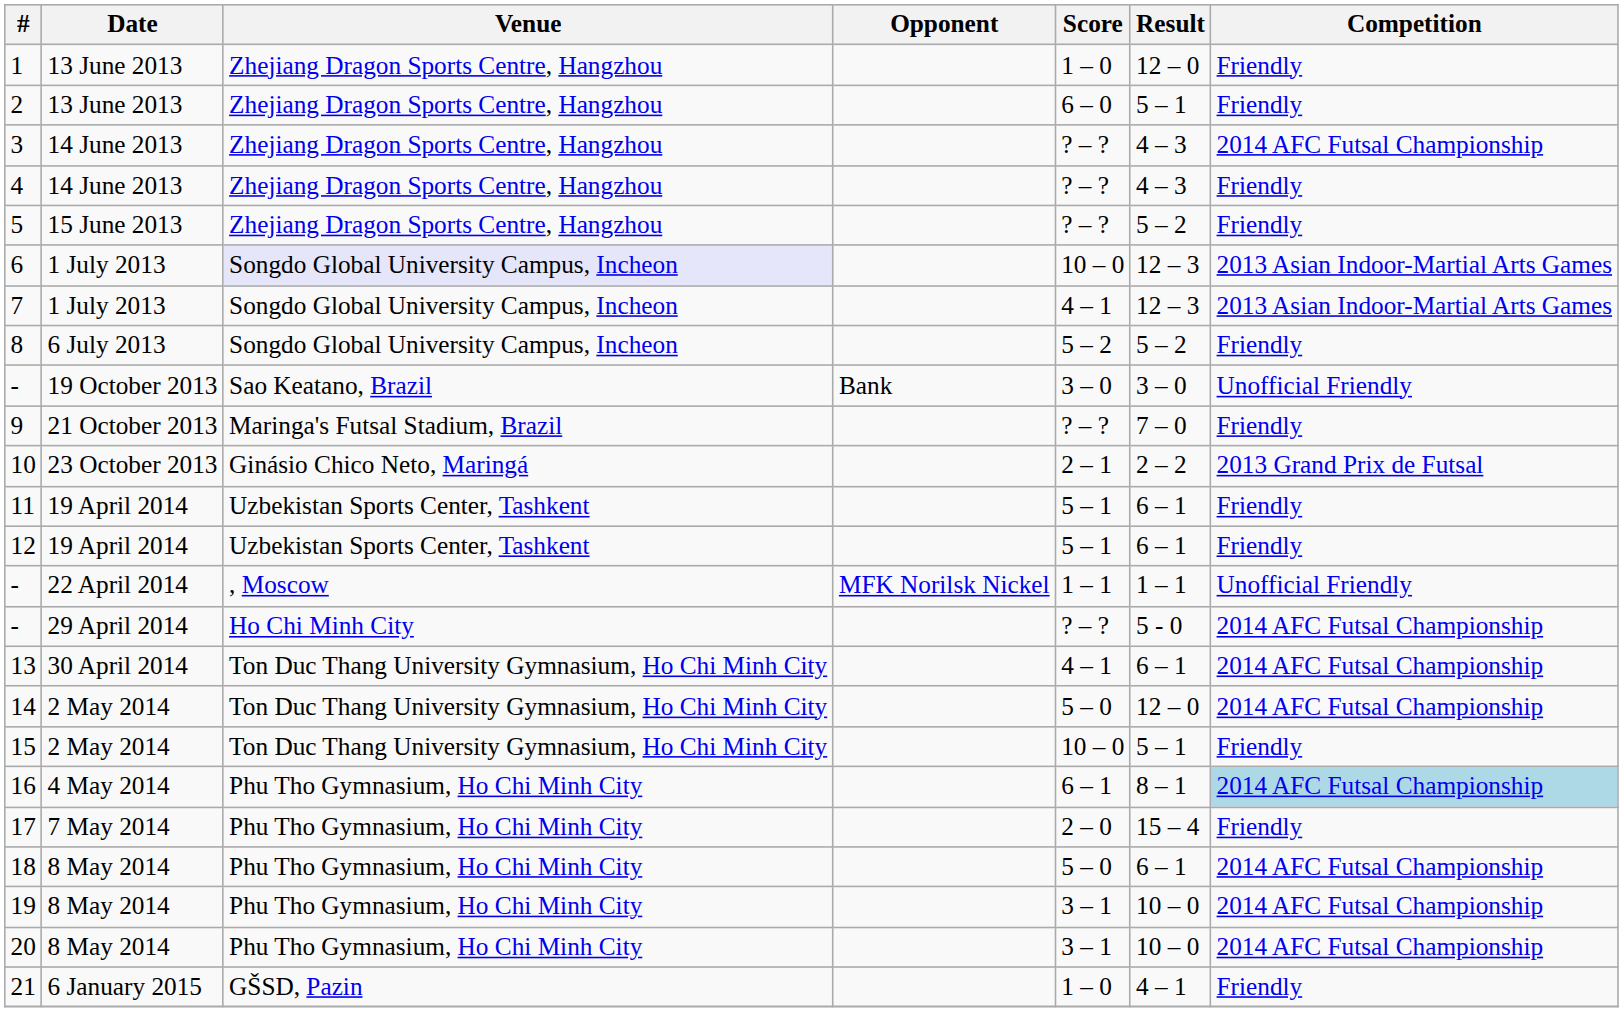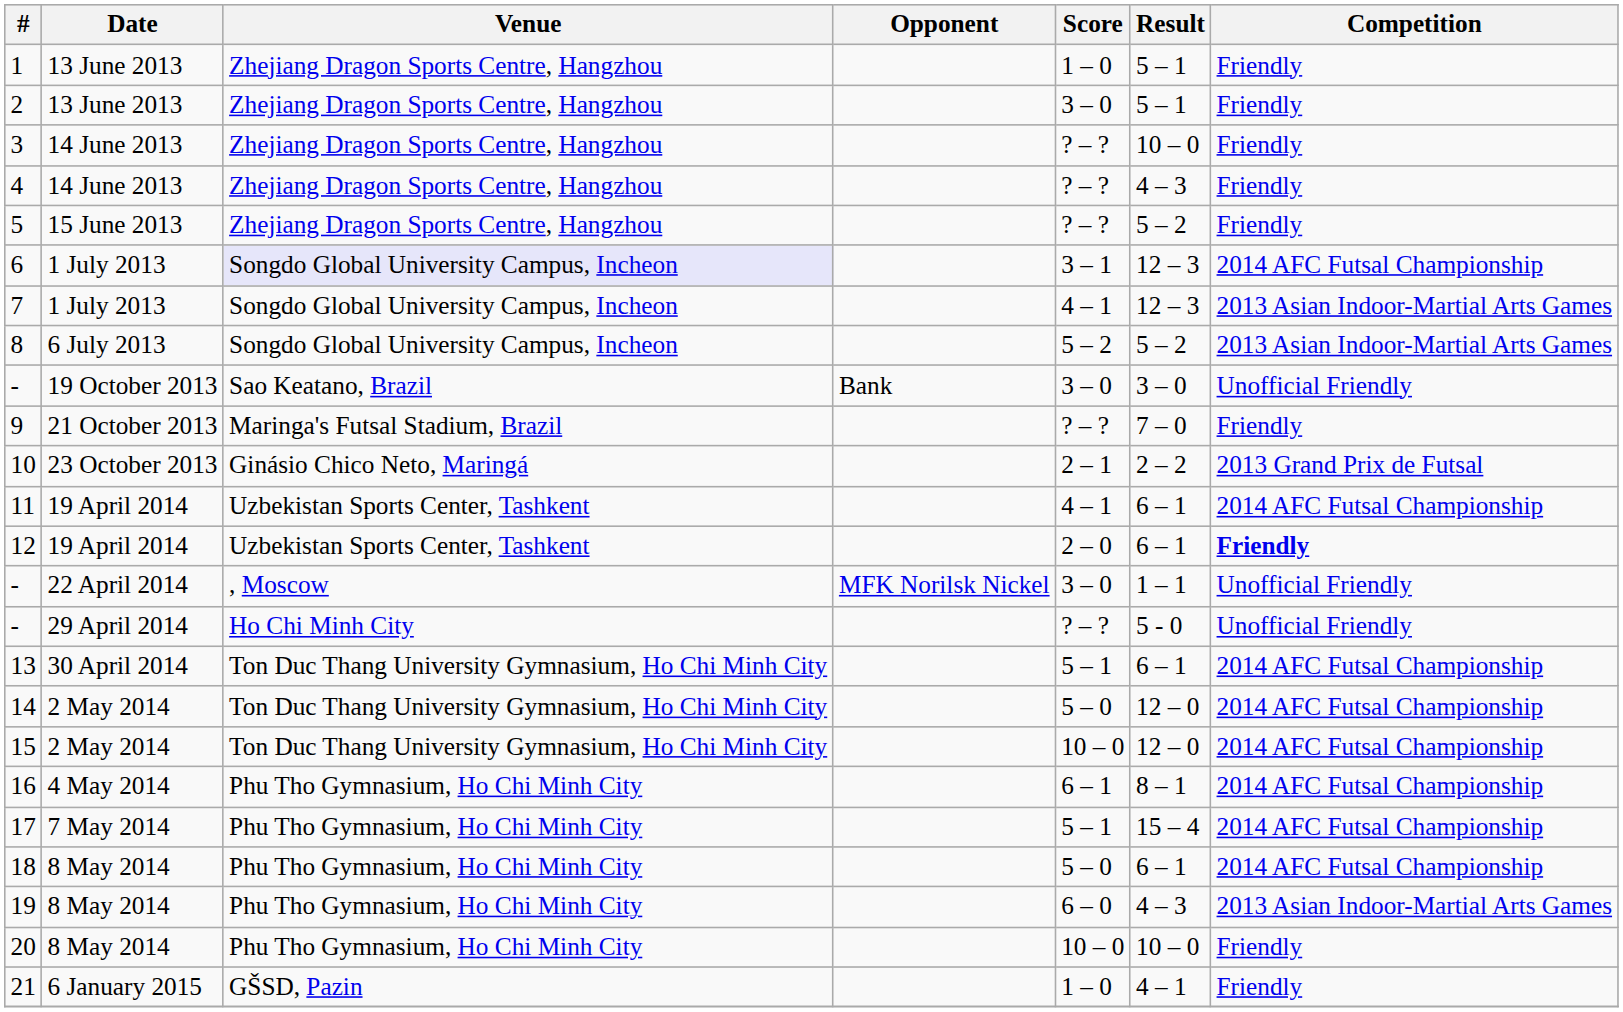(1168, 64) 12 – 0 -> (1161, 64) 5 – 1
(1086, 104) 6 – 0 -> (1086, 104) 3 – 0
(1161, 144) 4 – 3 -> (1168, 144) 10 – 0
(1380, 144) 2014 AFC Futsal Championship -> (1259, 144) Friendly
(1093, 265) 10 – 0 -> (1086, 265) 3 – 1
(1414, 265) 2013 Asian Indoor-Martial Arts Games -> (1380, 265) 2014 AFC Futsal Championship
(1259, 345) Friendly -> (1414, 345) 2013 Asian Indoor-Martial Arts Games
(1086, 505) 5 – 1 -> (1086, 505) 4 – 1
(1259, 505) Friendly -> (1380, 505) 2014 AFC Futsal Championship
(1086, 545) 5 – 1 -> (1086, 545) 2 – 0
(1259, 545) normal -> (1263, 545) bold
(1086, 585) 1 – 1 -> (1086, 585) 3 – 0
(1380, 625) 2014 AFC Futsal Championship -> (1314, 625) Unofficial Friendly
(1086, 666) 4 – 1 -> (1086, 666) 5 – 1
(1161, 746) 5 – 1 -> (1168, 746) 12 – 0
(1259, 746) Friendly -> (1380, 746) 2014 AFC Futsal Championship
(1380, 786) lightblue background -> (1380, 786) no background
(1086, 826) 2 – 0 -> (1086, 826) 5 – 1
(1259, 826) Friendly -> (1380, 826) 2014 AFC Futsal Championship
(1086, 906) 3 – 1 -> (1086, 906) 6 – 0
(1168, 906) 10 – 0 -> (1161, 906) 4 – 3
(1380, 906) 2014 AFC Futsal Championship -> (1414, 906) 2013 Asian Indoor-Martial Arts Games
(1086, 946) 3 – 1 -> (1093, 946) 10 – 0
(1380, 946) 2014 AFC Futsal Championship -> (1259, 946) Friendly
